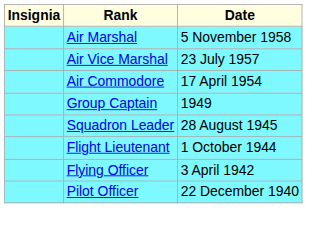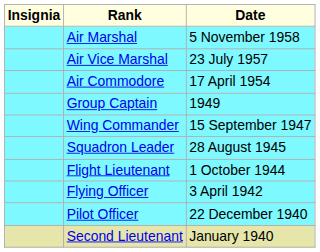+ row: (123, 125)
+ row: (125, 236)
